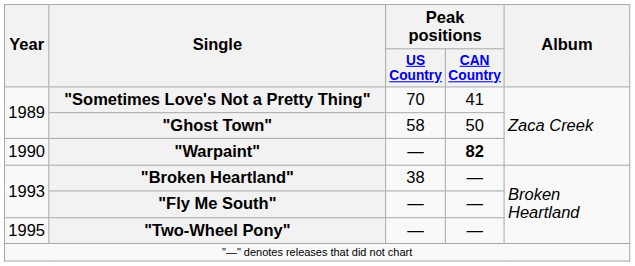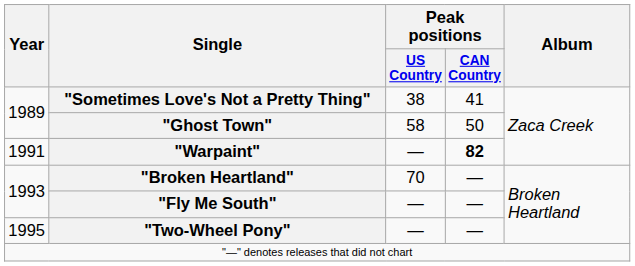(416, 99) 70 -> (416, 99) 38
(27, 151) 1990 -> (27, 151) 1991
(416, 178) 38 -> (416, 178) 70
